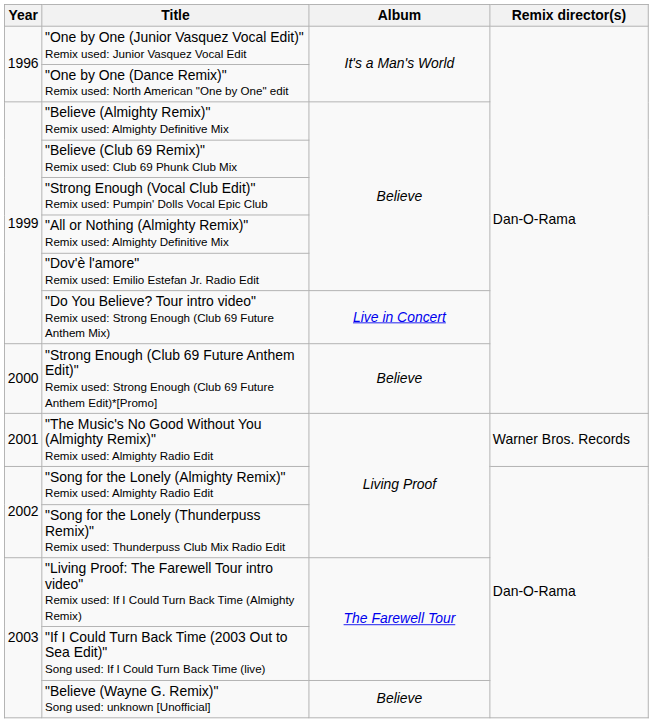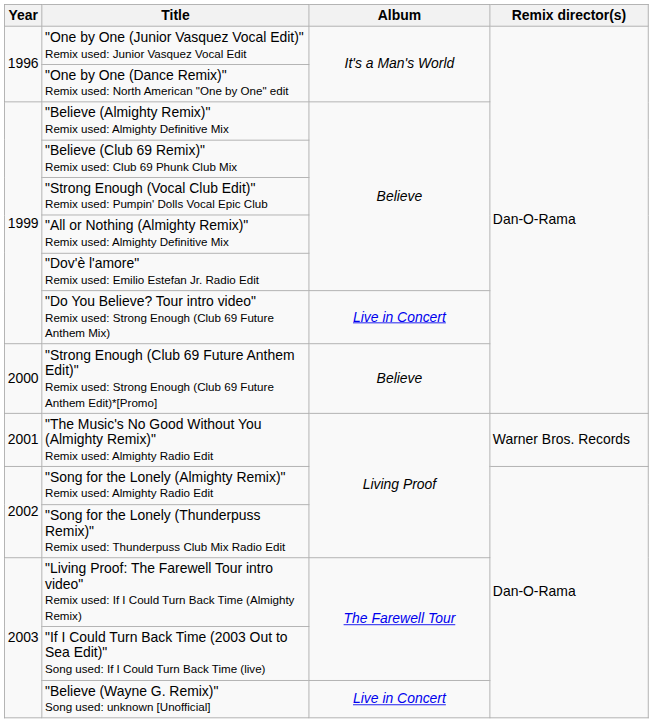(399, 699) Believe -> (399, 699) Live in Concert
